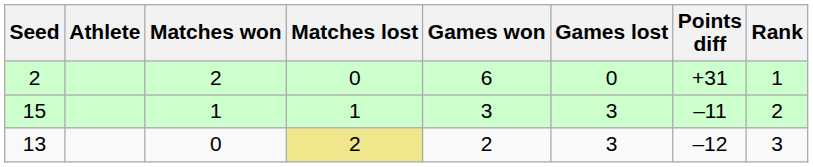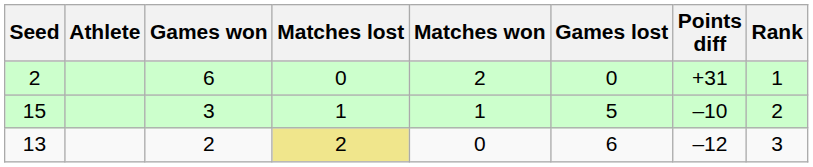columns swapped: (216, 32) <-> (487, 32)
(612, 111) 3 -> (612, 111) 5
(710, 111) –11 -> (710, 111) –10
(612, 144) 3 -> (612, 144) 6
